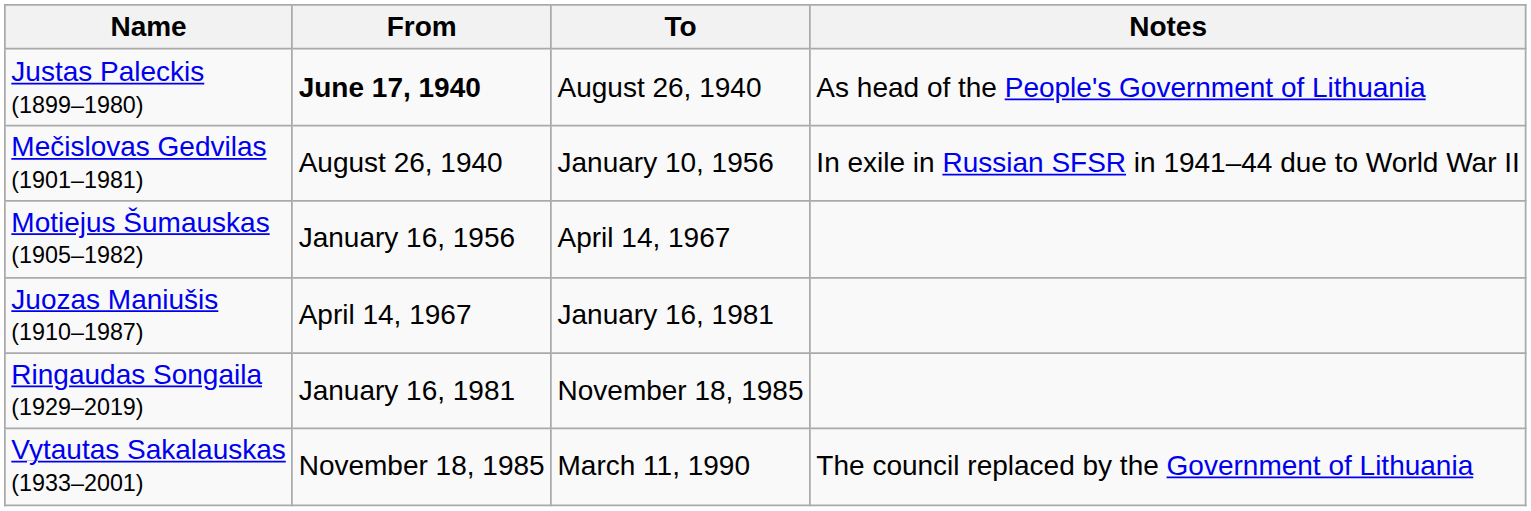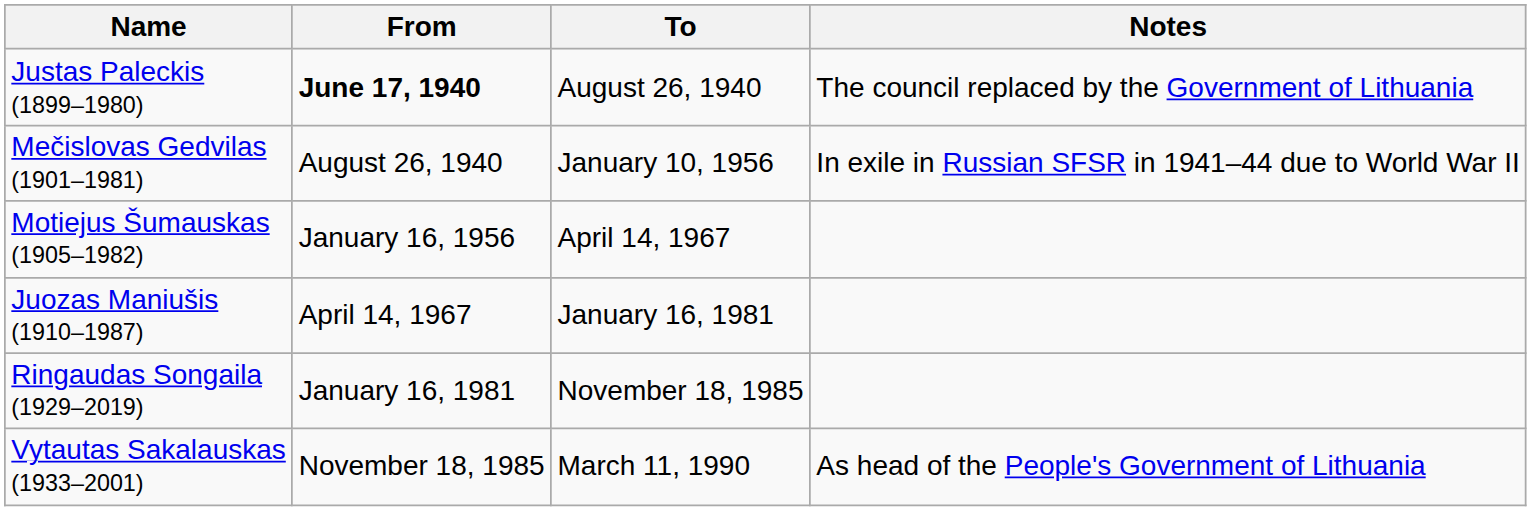(1121, 86) As head of the People's Government of Lithuania -> (1145, 86) The council replaced by the Government of Lithuania
(1145, 466) The council replaced by the Government of Lithuania -> (1121, 466) As head of the People's Government of Lithuania
